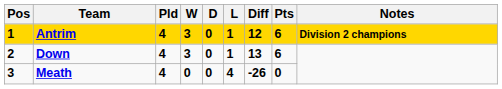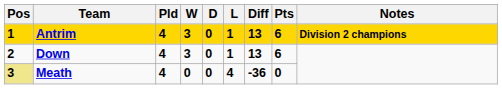(255, 34) 12 -> (255, 34) 13
(11, 73) no background -> (11, 73) khaki background
(257, 73) -26 -> (257, 73) -36
